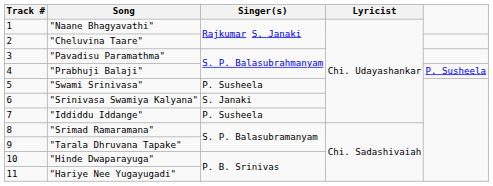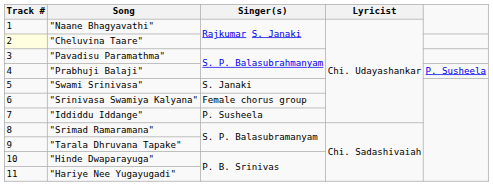(9, 42) no background -> (9, 42) lightyellow background
(233, 86) P. Susheela -> (227, 86) S. Janaki
(227, 101) S. Janaki -> (255, 101) Female chorus group
